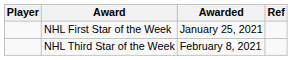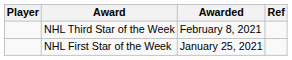rows swapped: (108, 30) <-> (109, 47)
